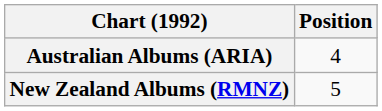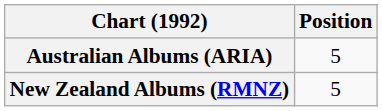(336, 55) 4 -> (336, 55) 5
